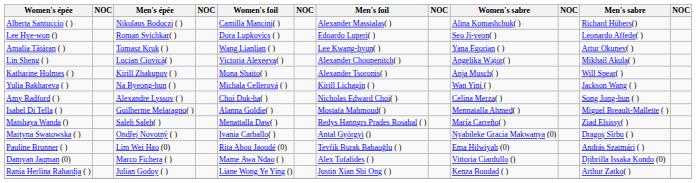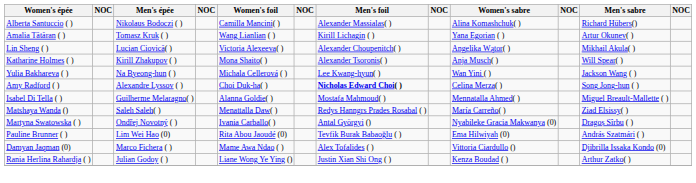- row: (32, 36)
(349, 48) Lee Kwang-hyun( ) -> (346, 36) Kirill Lichagin ( )
(346, 85) Kirill Lichagin ( ) -> (349, 73) Lee Kwang-hyun( )
(358, 98) normal -> (360, 85) bold
